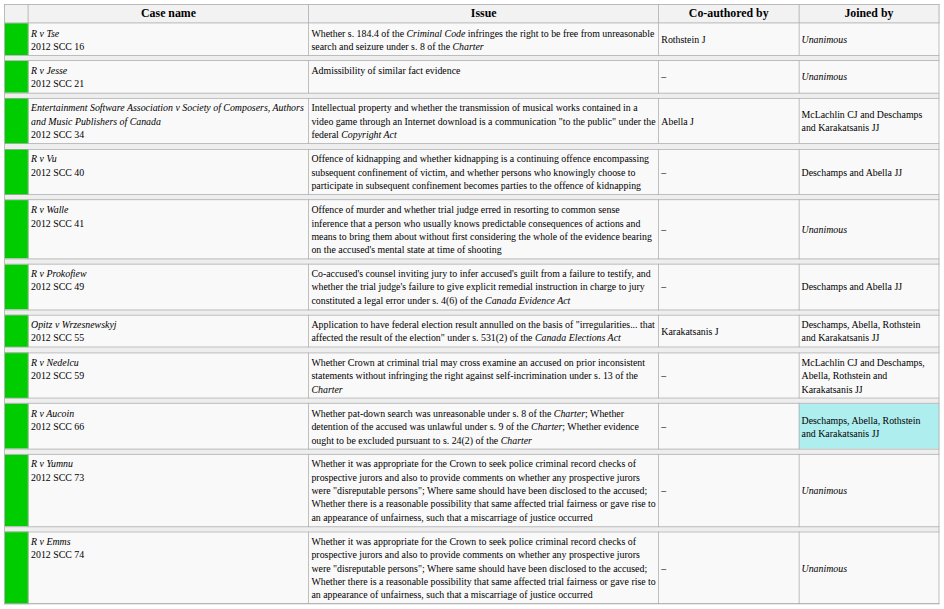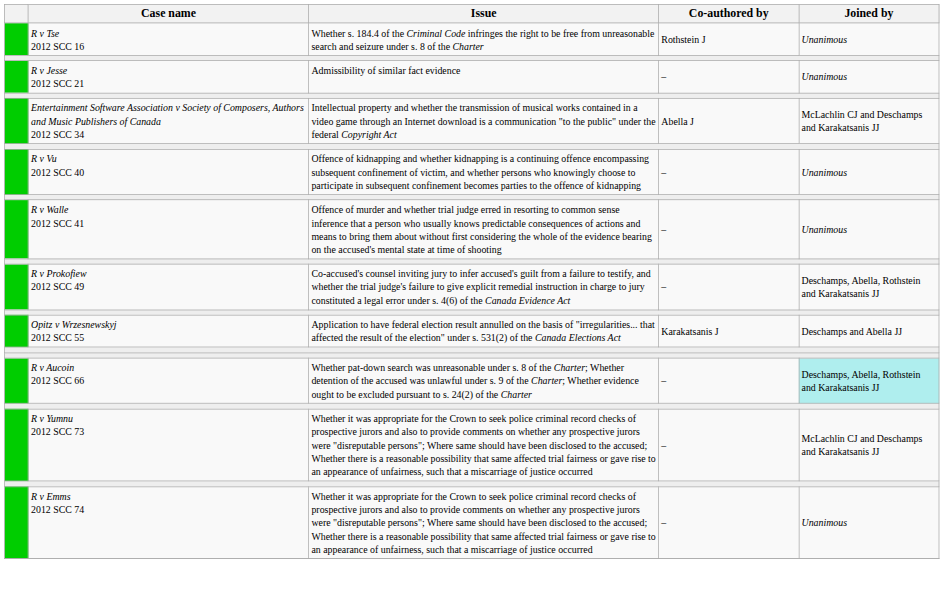(852, 172) Deschamps and Abella JJ -> (824, 172) Unanimous
(852, 287) Deschamps and Abella JJ -> (861, 287) Deschamps, Abella, Rothstein and Karakatsanis JJ
(861, 331) Deschamps, Abella, Rothstein and Karakatsanis JJ -> (852, 331) Deschamps and Abella JJ
- row: (58, 369)
(824, 491) Unanimous -> (862, 445) McLachlin CJ and Deschamps and Karakatsanis JJ
